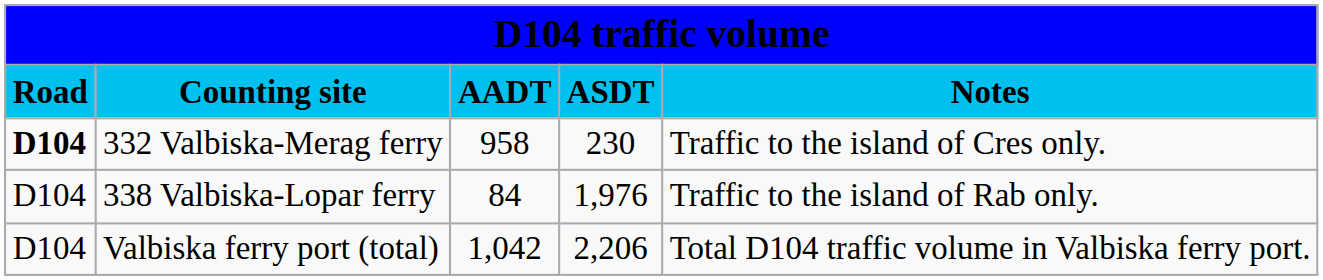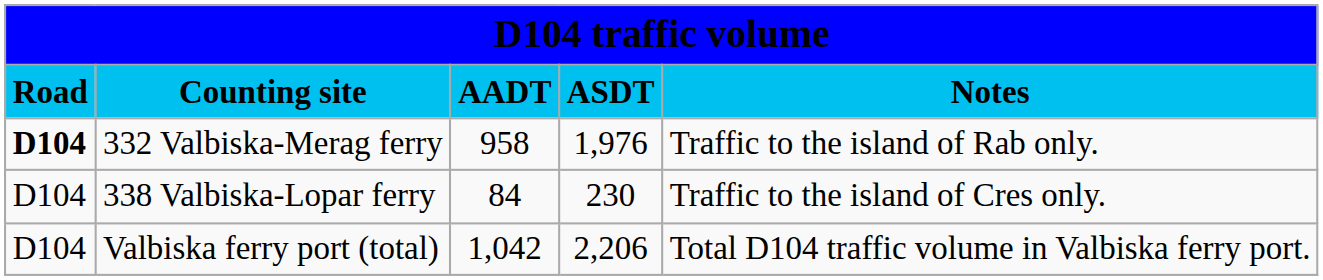(611, 143) 230 -> (611, 143) 1,976
(888, 143) Traffic to the island of Cres only. -> (884, 143) Traffic to the island of Rab only.
(611, 195) 1,976 -> (611, 195) 230
(884, 195) Traffic to the island of Rab only. -> (888, 195) Traffic to the island of Cres only.
